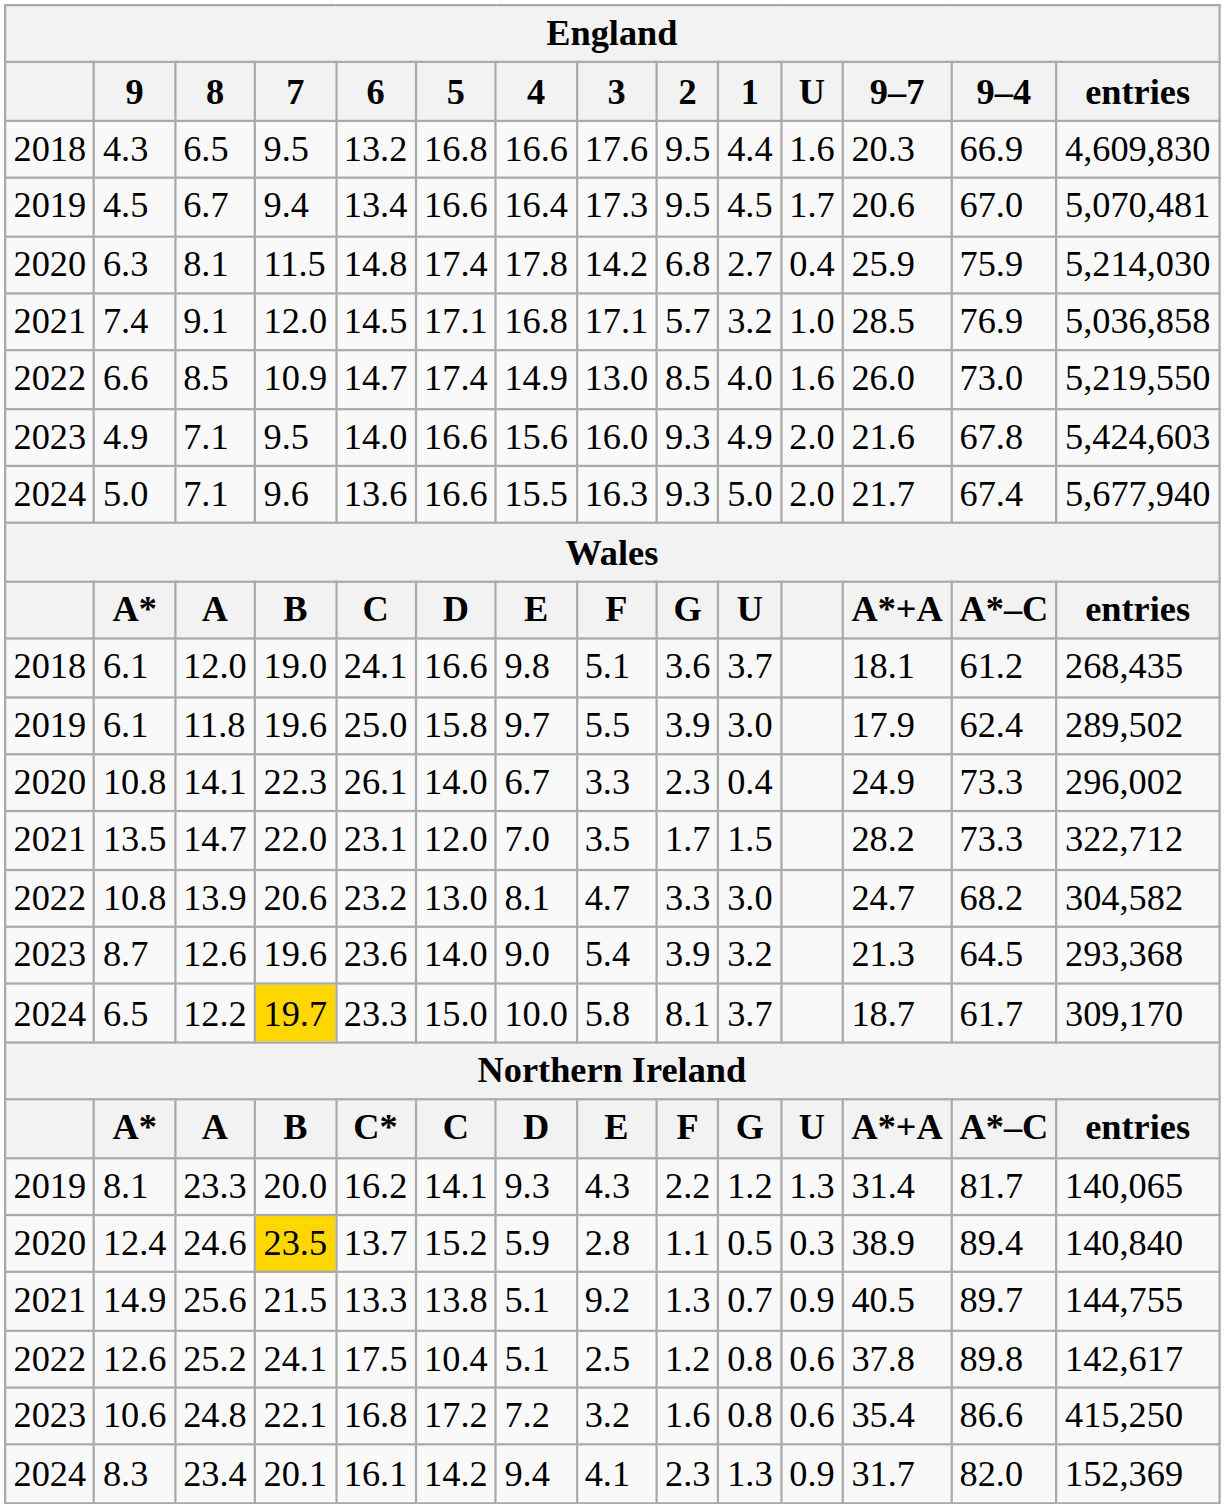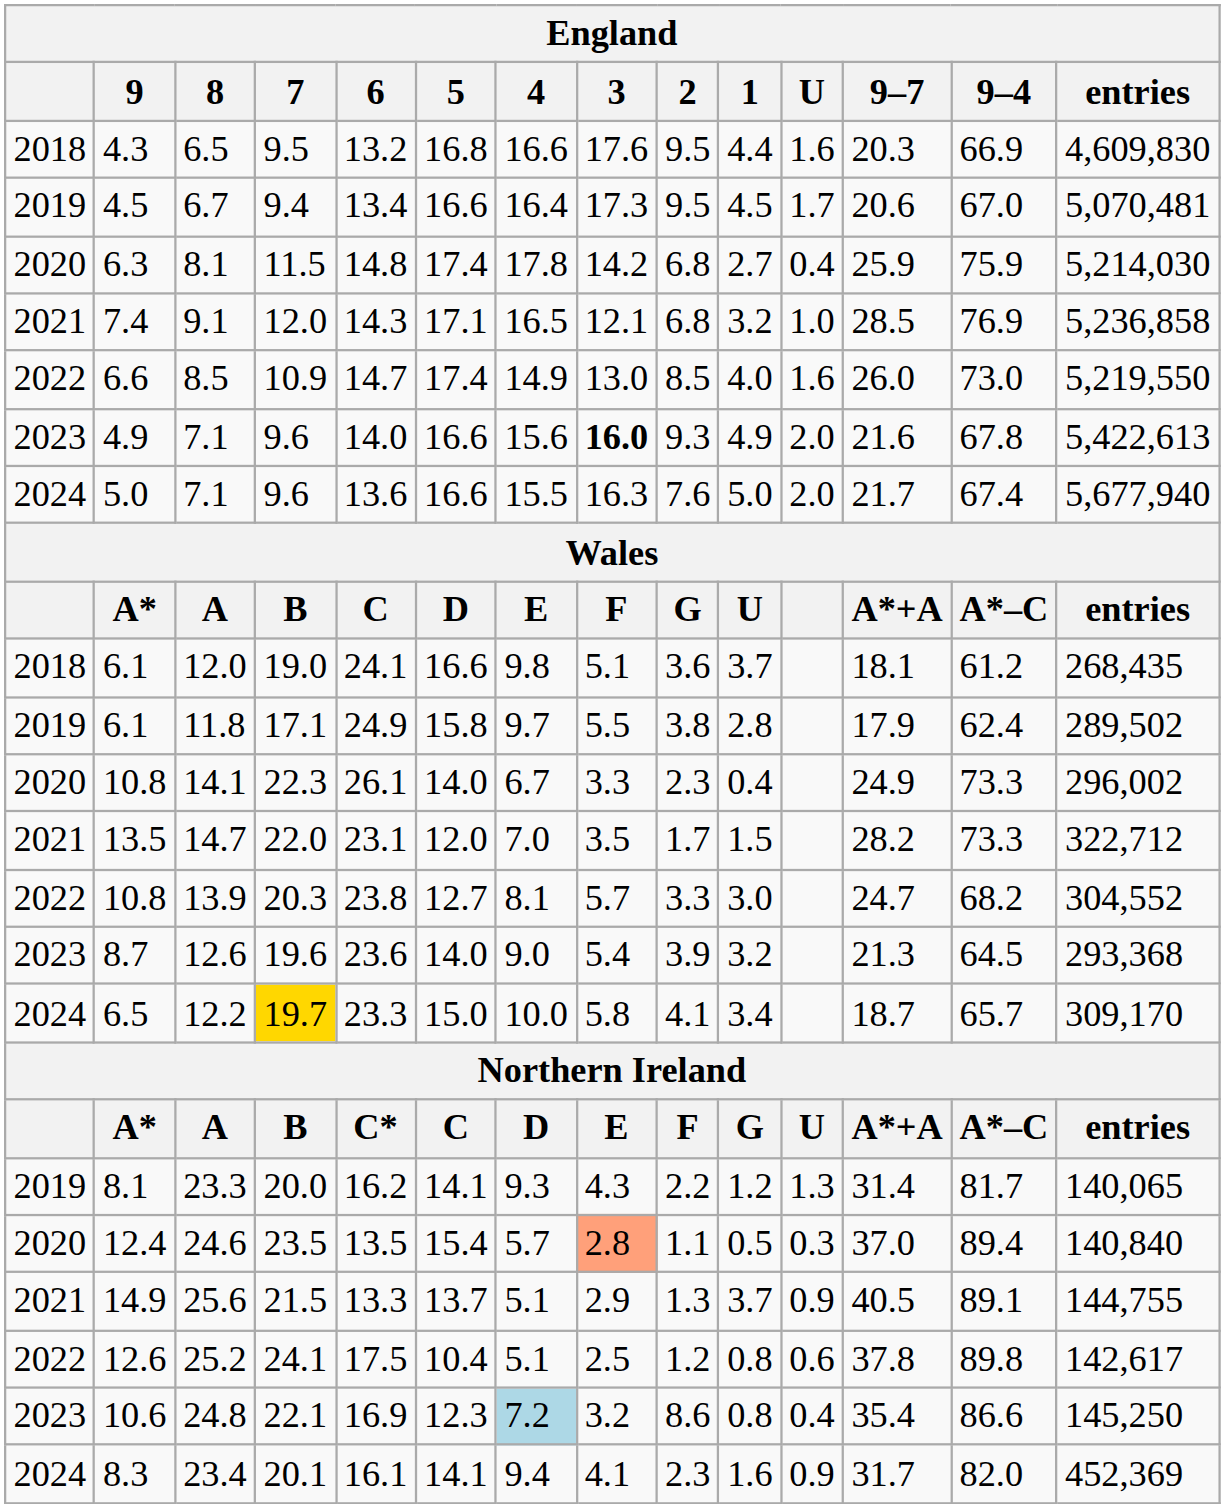(376, 321) 14.5 -> (376, 321) 14.3
(536, 321) 16.8 -> (536, 321) 16.5
(616, 321) 17.1 -> (616, 321) 12.1
(688, 321) 5.7 -> (688, 321) 6.8
(1138, 321) 5,036,858 -> (1138, 321) 5,236,858
(286, 436) 9.5 -> (286, 436) 9.6
(616, 436) normal -> (616, 436) bold
(1138, 436) 5,424,603 -> (1138, 436) 5,422,613
(688, 494) 9.3 -> (688, 494) 7.6
(295, 724) 19.6 -> (295, 724) 17.1
(376, 724) 25.0 -> (376, 724) 24.9
(688, 724) 3.9 -> (688, 724) 3.8
(750, 724) 3.0 -> (750, 724) 2.8
(295, 897) 20.6 -> (295, 897) 20.3
(376, 897) 23.2 -> (376, 897) 23.8
(456, 897) 13.0 -> (456, 897) 12.7
(607, 897) 4.7 -> (607, 897) 5.7
(1124, 897) 304,582 -> (1124, 897) 304,552
(688, 1012) 8.1 -> (688, 1012) 4.1
(750, 1012) 3.7 -> (750, 1012) 3.4
(991, 1012) 61.7 -> (991, 1012) 65.7
(295, 1242) gold background -> (295, 1242) no background
(376, 1242) 13.7 -> (376, 1242) 13.5
(456, 1242) 15.2 -> (456, 1242) 15.4
(527, 1242) 5.9 -> (527, 1242) 5.7
(607, 1242) no background -> (607, 1242) lightsalmon background
(883, 1242) 38.9 -> (883, 1242) 37.0
(456, 1300) 13.8 -> (456, 1300) 13.7
(607, 1300) 9.2 -> (607, 1300) 2.9
(750, 1300) 0.7 -> (750, 1300) 3.7
(991, 1300) 89.7 -> (991, 1300) 89.1
(376, 1415) 16.8 -> (376, 1415) 16.9
(456, 1415) 17.2 -> (456, 1415) 12.3
(527, 1415) no background -> (527, 1415) lightblue background
(688, 1415) 1.6 -> (688, 1415) 8.6
(812, 1415) 0.6 -> (812, 1415) 0.4
(1124, 1415) 415,250 -> (1124, 1415) 145,250
(456, 1473) 14.2 -> (456, 1473) 14.1
(750, 1473) 1.3 -> (750, 1473) 1.6
(1124, 1473) 152,369 -> (1124, 1473) 452,369
